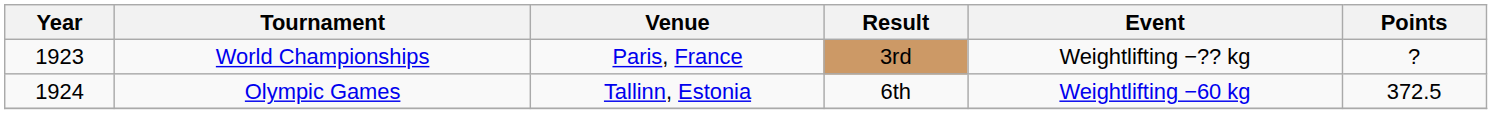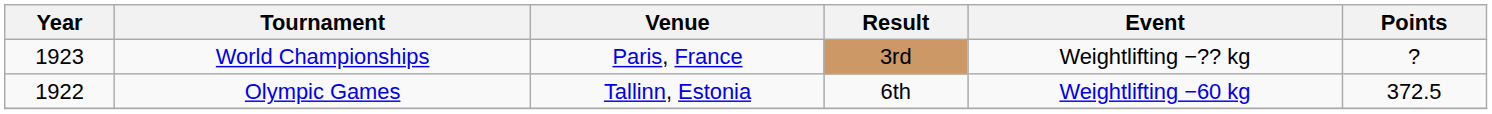(59, 92) 1924 -> (59, 92) 1922
